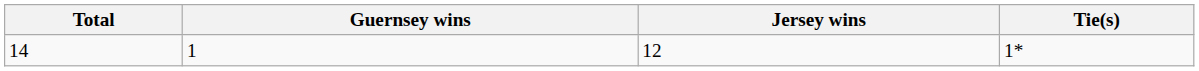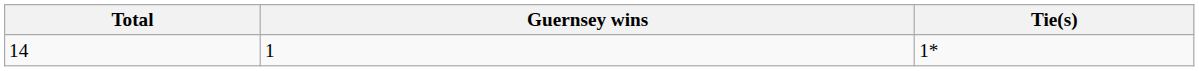- column: (819, 19)
